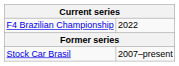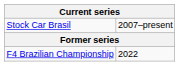rows swapped: (39, 53) <-> (60, 25)
